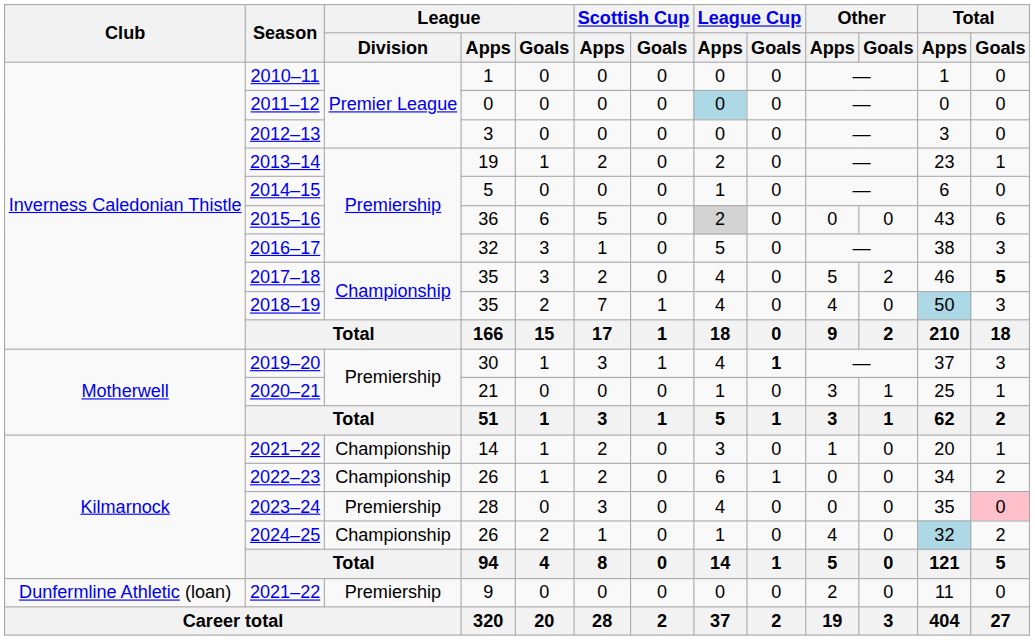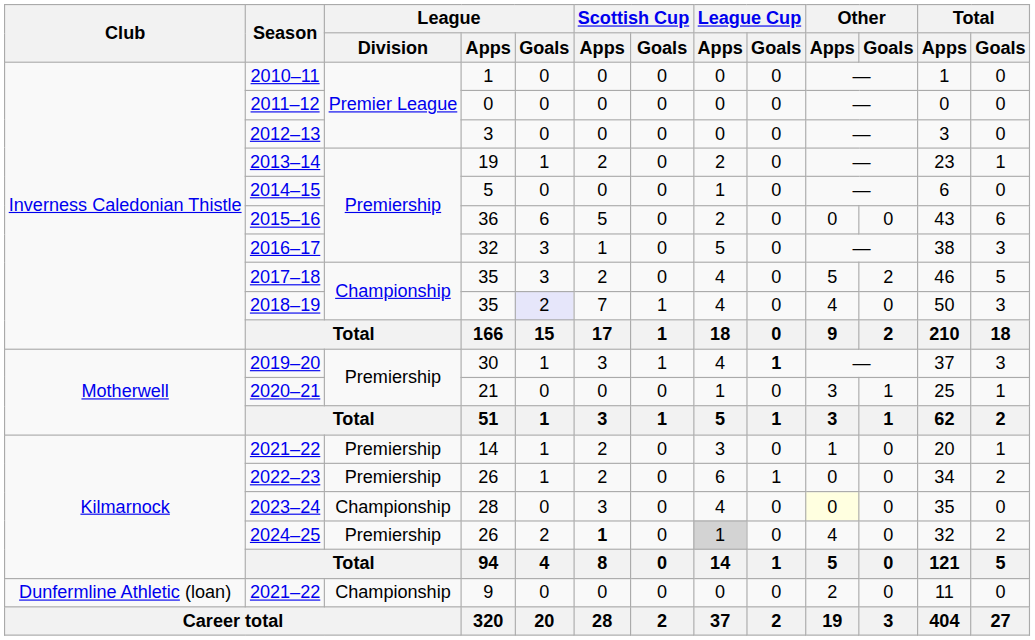(720, 104) lightblue background -> (720, 104) no background
(720, 219) lightgrey background -> (720, 219) no background
(1000, 276) bold -> (1000, 276) normal
(544, 305) no background -> (544, 305) lavender background
(944, 305) lightblue background -> (944, 305) no background
(393, 448) Championship -> (393, 448) Premiership
(393, 477) Championship -> (393, 477) Premiership
(393, 506) Premiership -> (393, 506) Championship
(832, 506) no background -> (832, 506) lightyellow background
(1000, 506) pink background -> (1000, 506) no background
(393, 534) Championship -> (393, 534) Premiership
(602, 534) normal -> (602, 534) bold
(720, 534) no background -> (720, 534) lightgrey background
(944, 534) lightblue background -> (944, 534) no background
(393, 592) Premiership -> (393, 592) Championship
